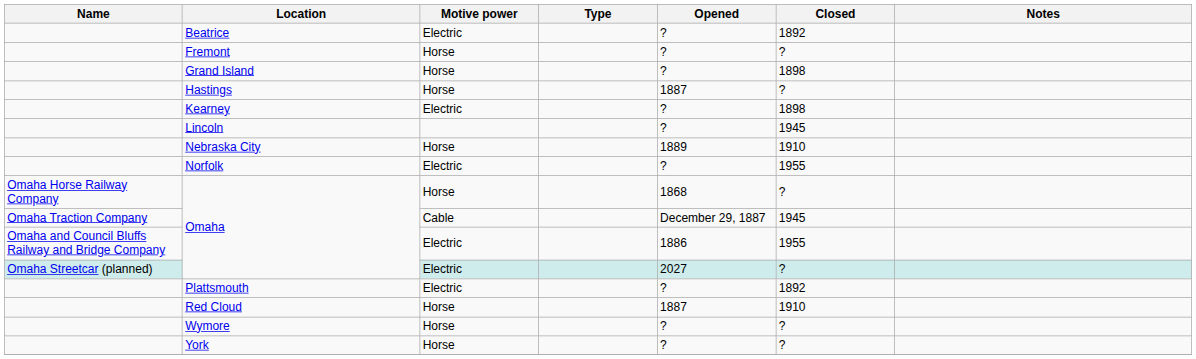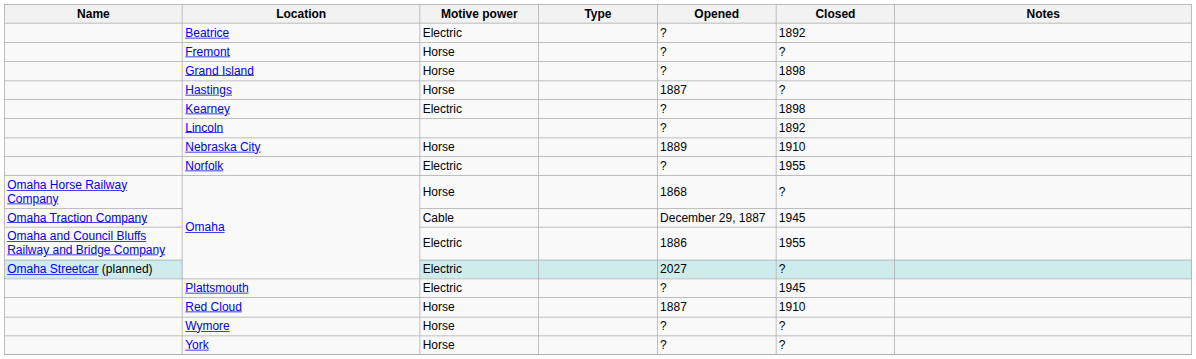(792, 128) 1945 -> (792, 128) 1892
(792, 288) 1892 -> (792, 288) 1945
